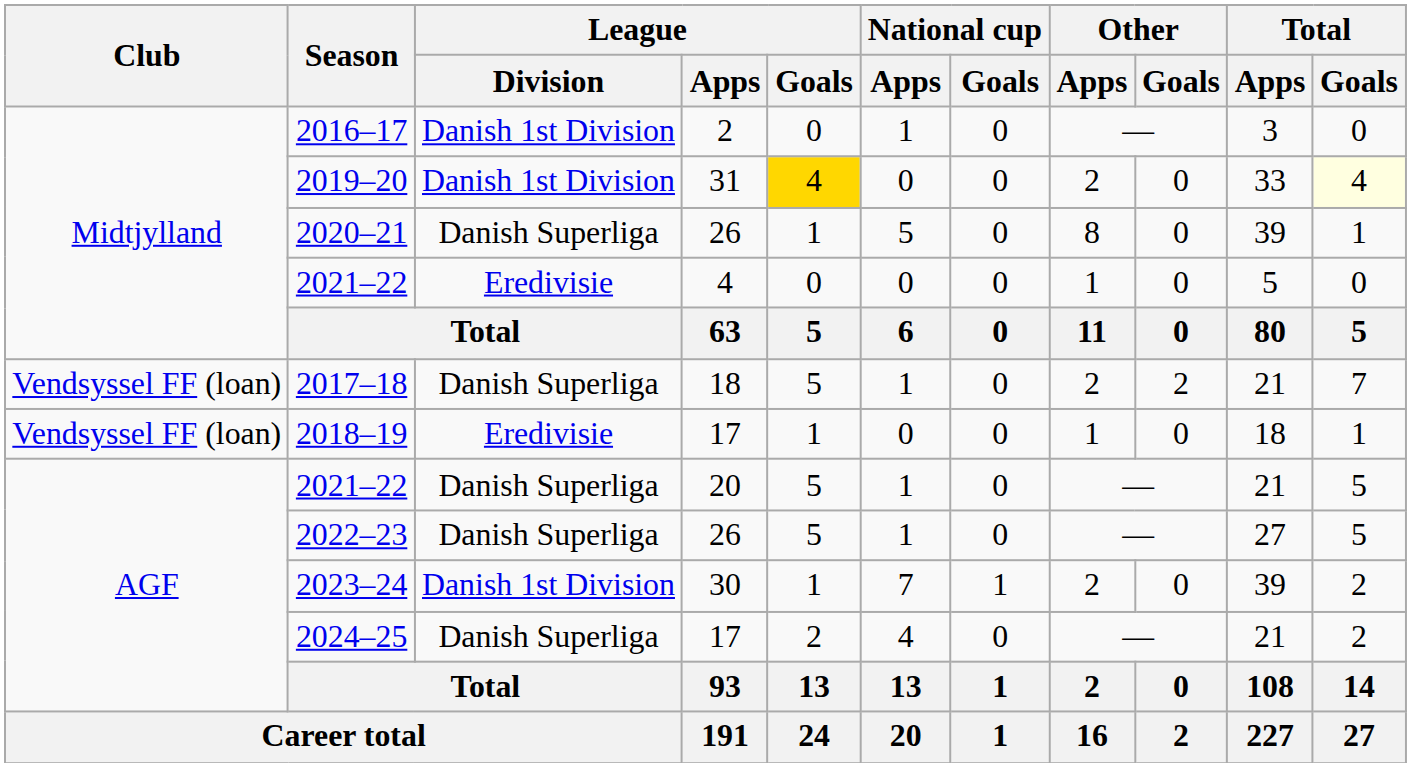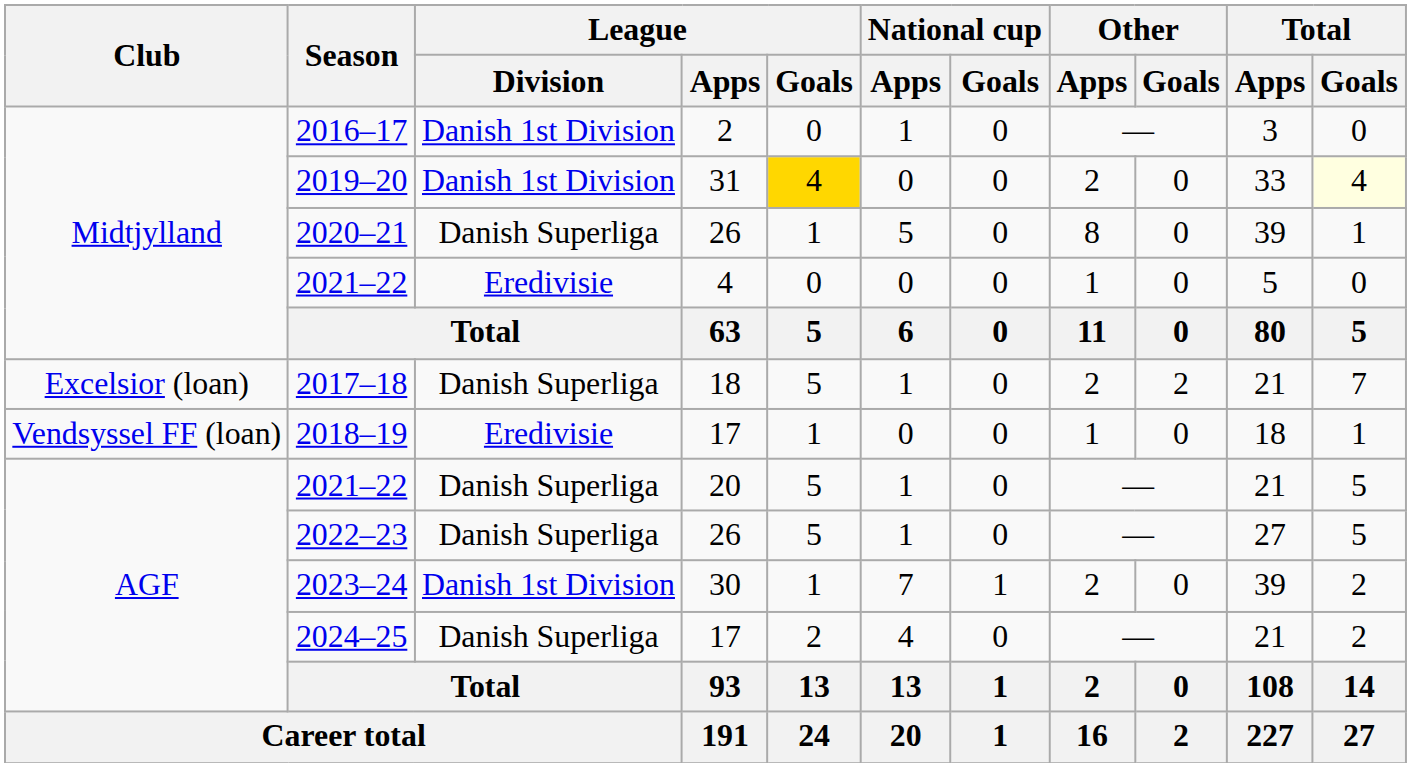(147, 383) Vendsyssel FF (loan) -> (147, 383) Excelsior (loan)
